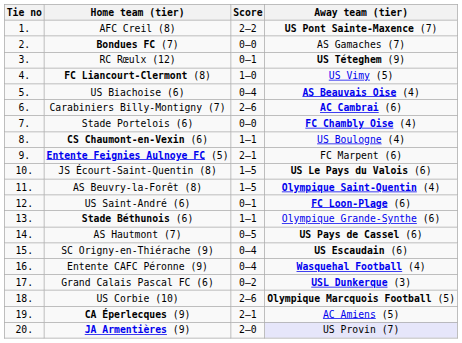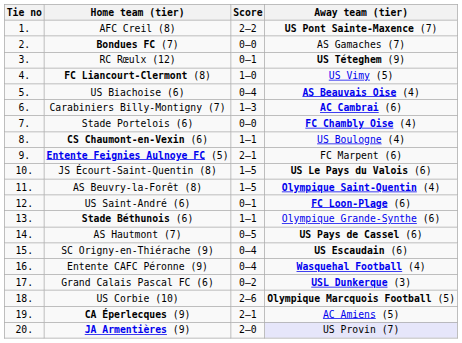(248, 108) 2–6 -> (248, 108) 1–3
